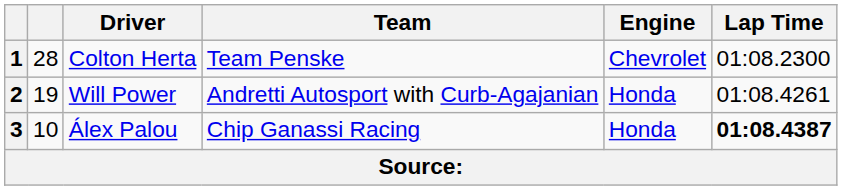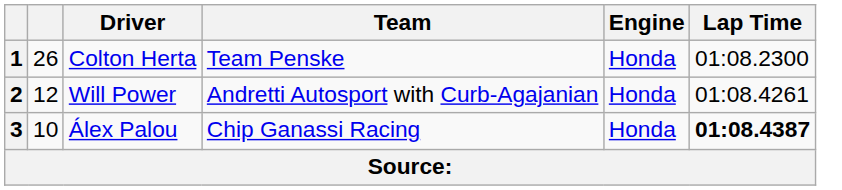(46, 58) 28 -> (46, 58) 26
(657, 58) Chevrolet -> (642, 58) Honda
(46, 94) 19 -> (46, 94) 12
